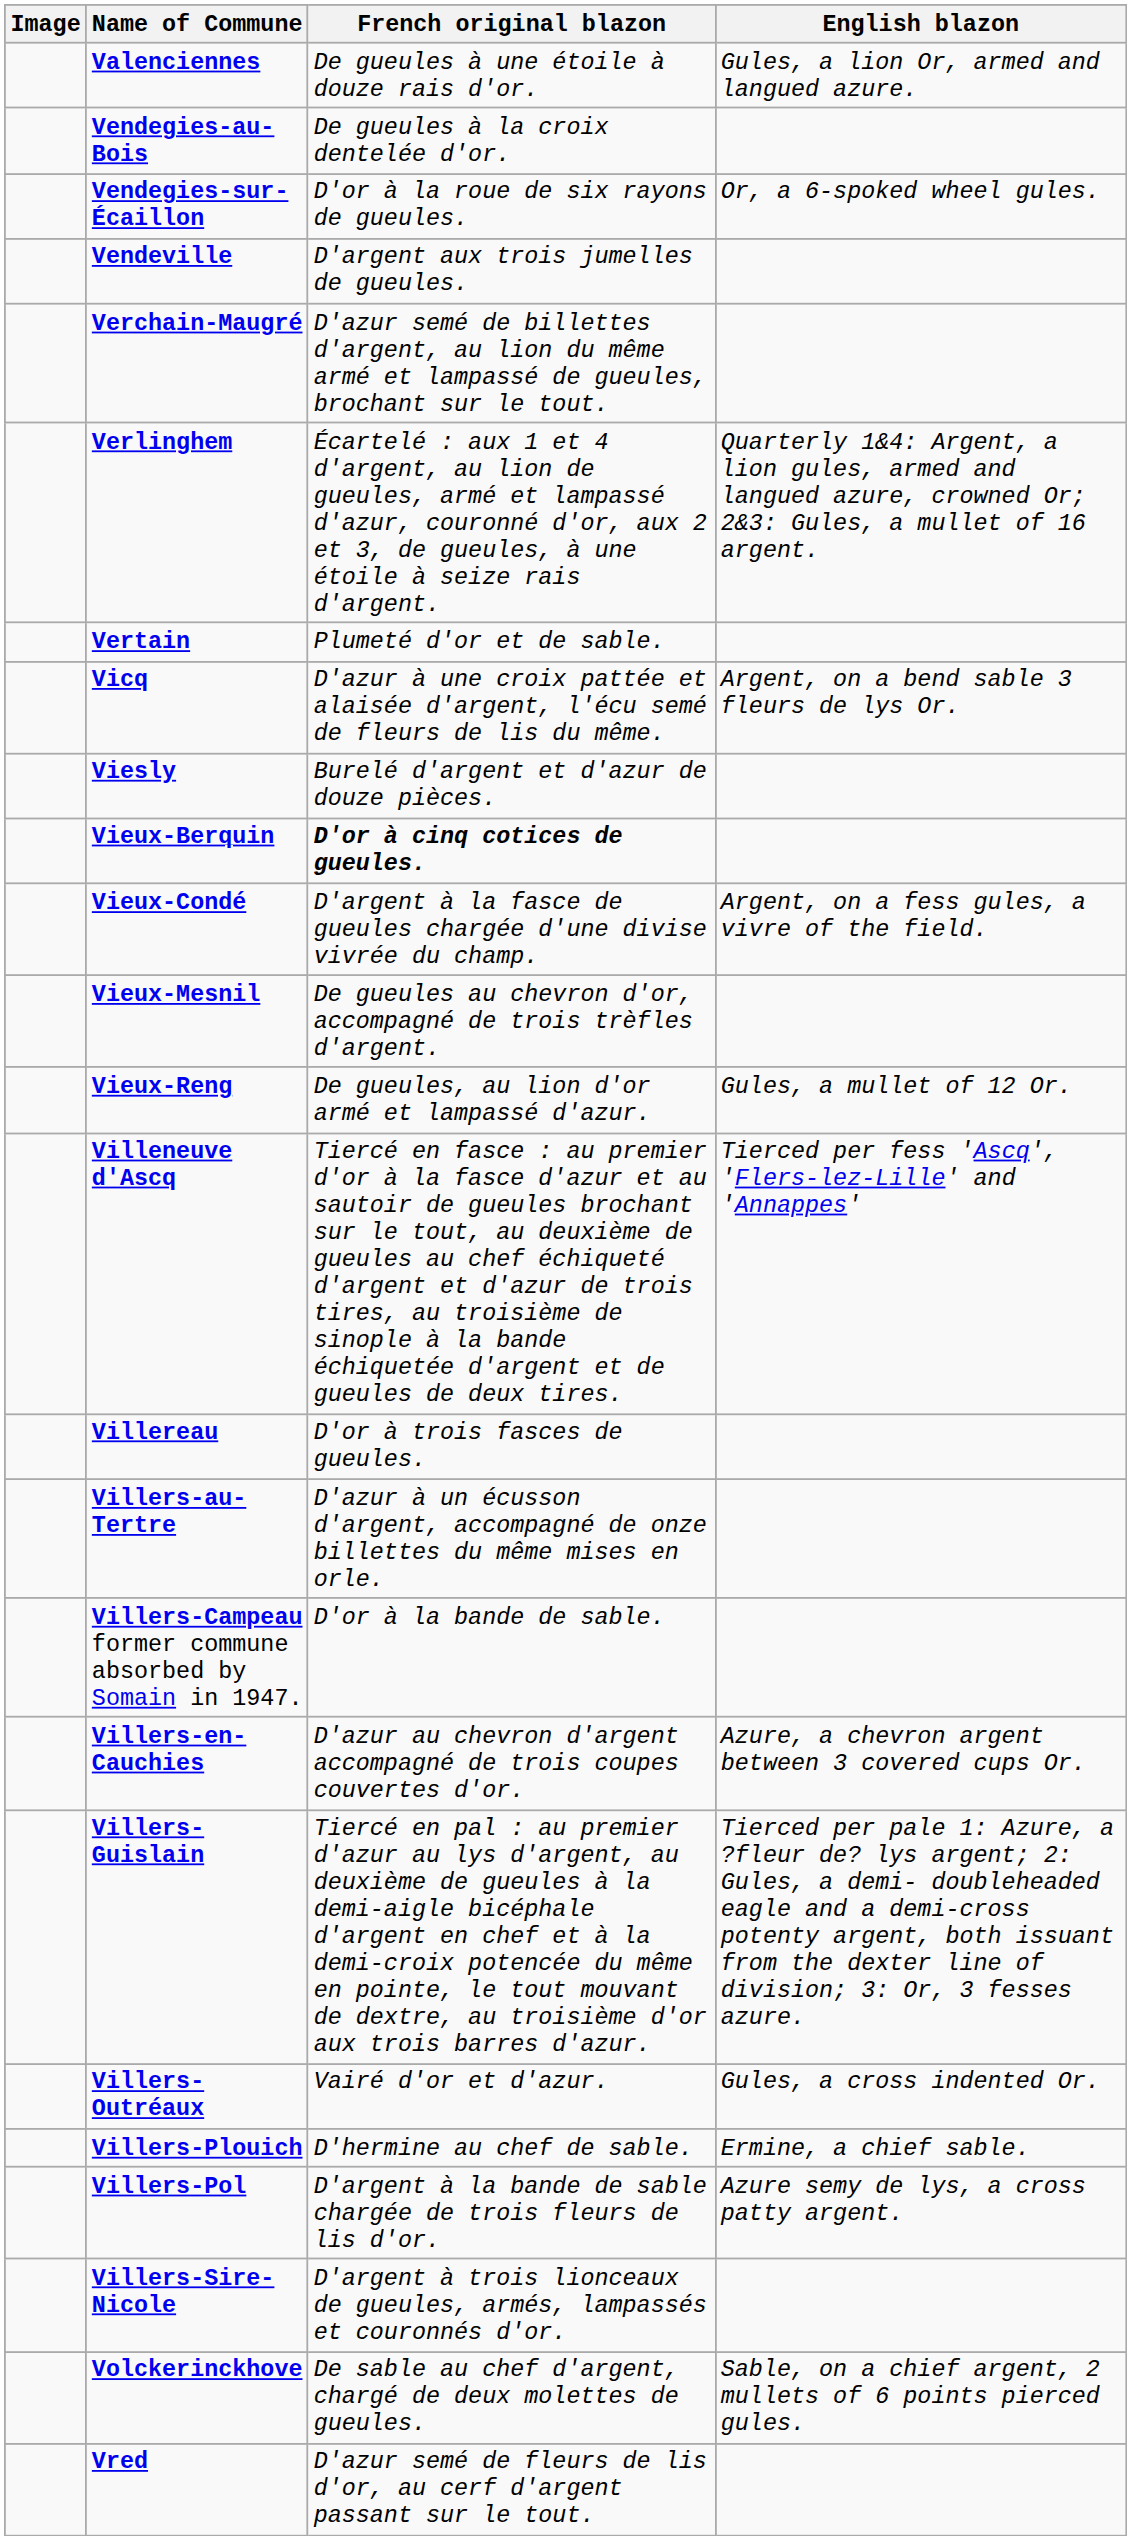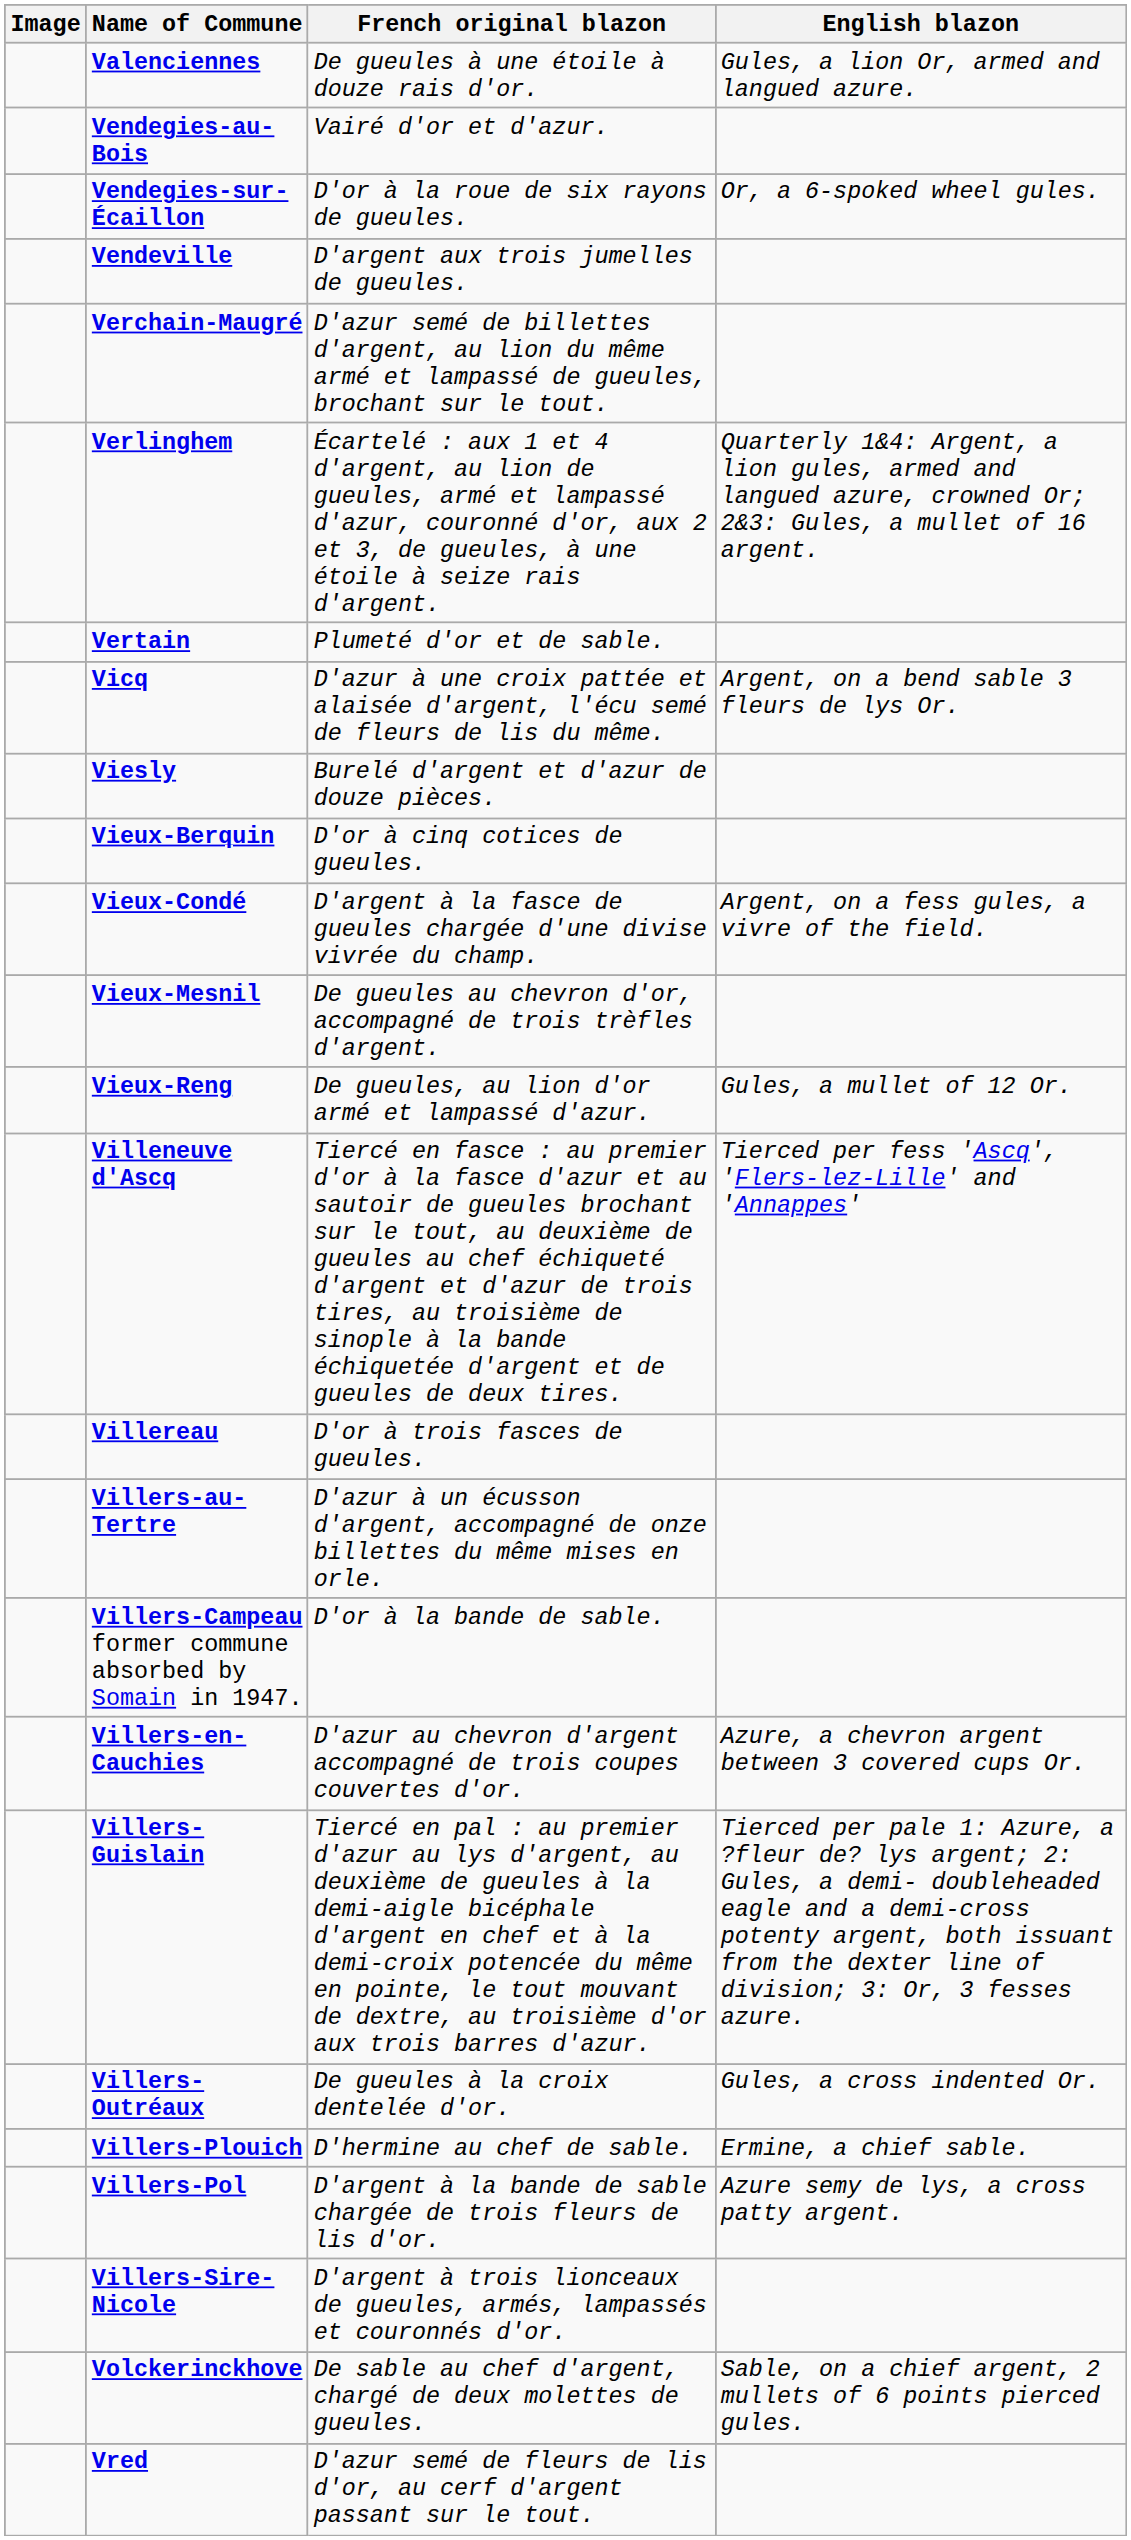(461, 141) De gueules à la croix dentelée d'or. -> (461, 127) Vairé d'or et d'azur.
(468, 851) bold -> (468, 851) normal
(461, 2083) Vairé d'or et d'azur. -> (461, 2096) De gueules à la croix dentelée d'or.
